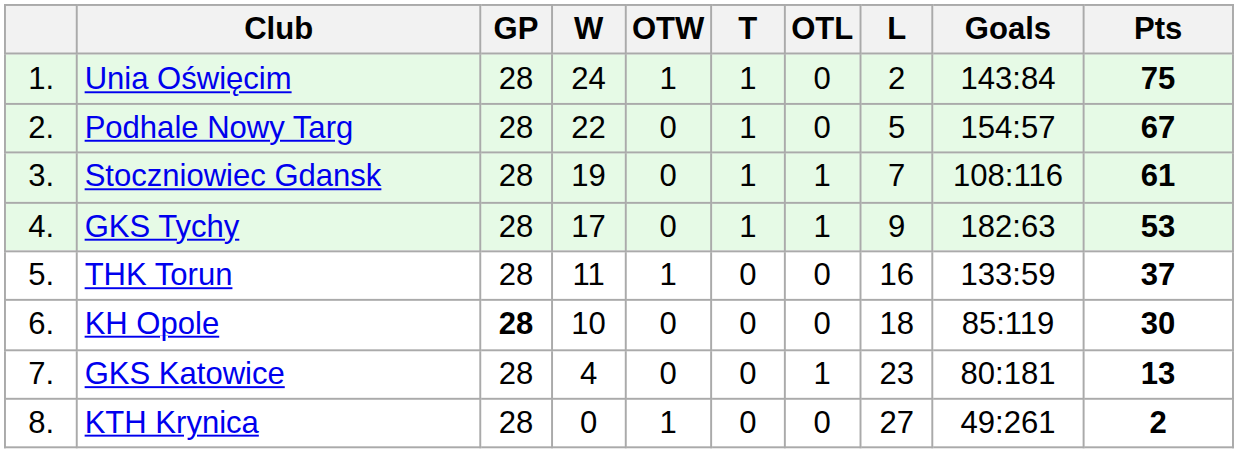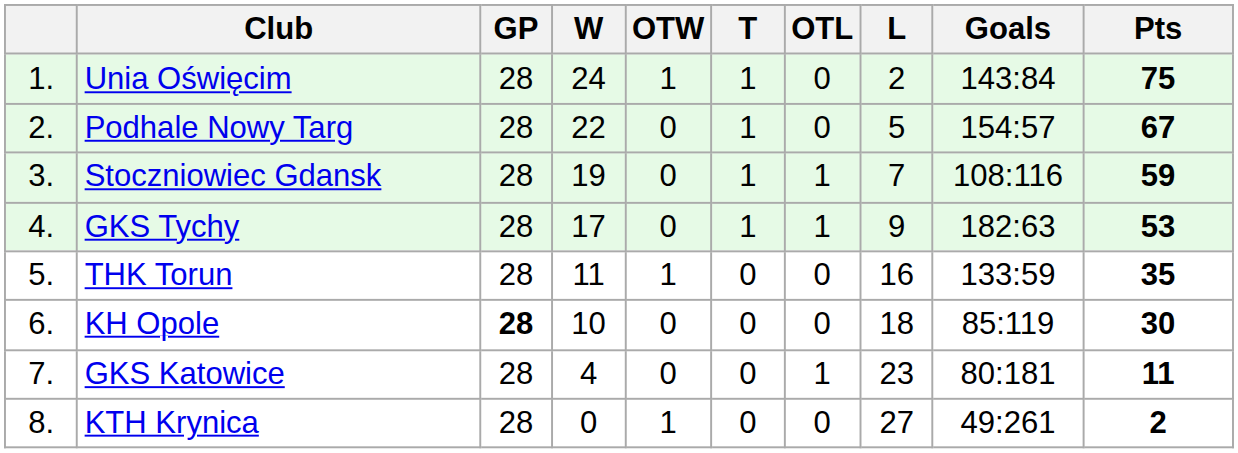(1158, 176) 61 -> (1158, 176) 59
(1158, 275) 37 -> (1158, 275) 35
(1158, 373) 13 -> (1158, 373) 11
